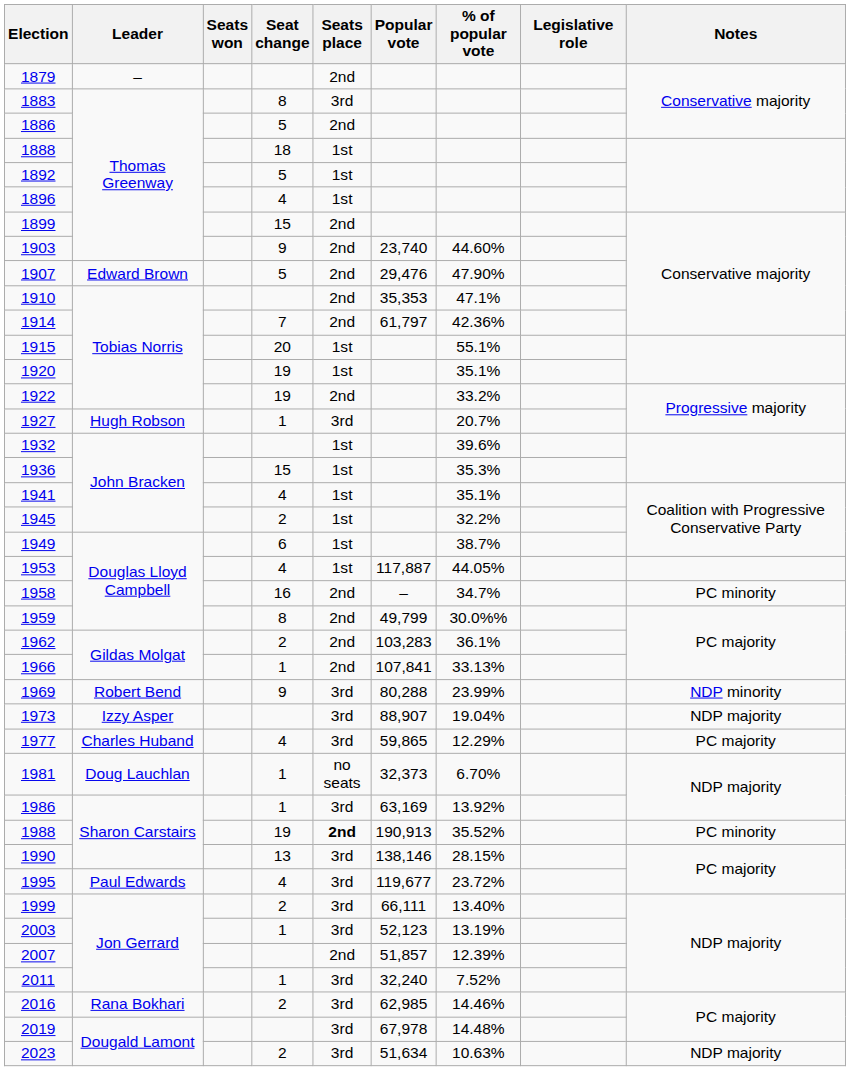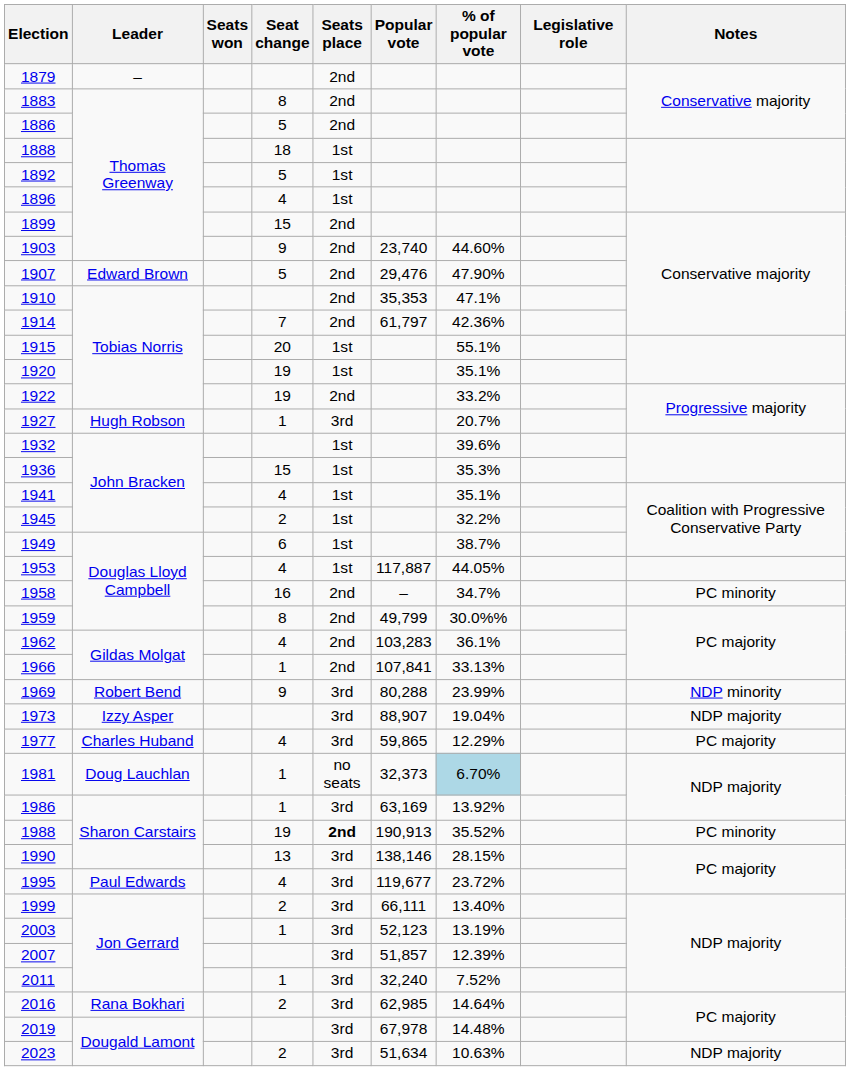(342, 100) 3rd -> (342, 100) 2nd
(282, 642) 2 -> (282, 642) 4
(478, 774) no background -> (478, 774) lightblue background
(342, 955) 2nd -> (342, 955) 3rd
(478, 1004) 14.46% -> (478, 1004) 14.64%
